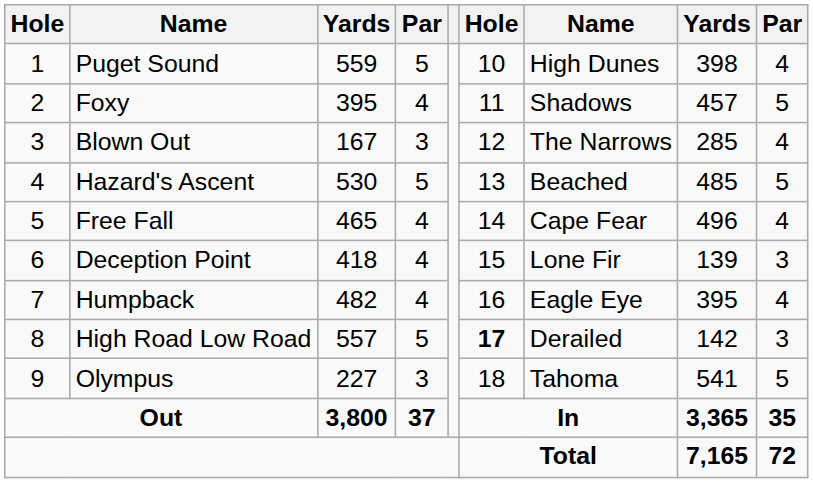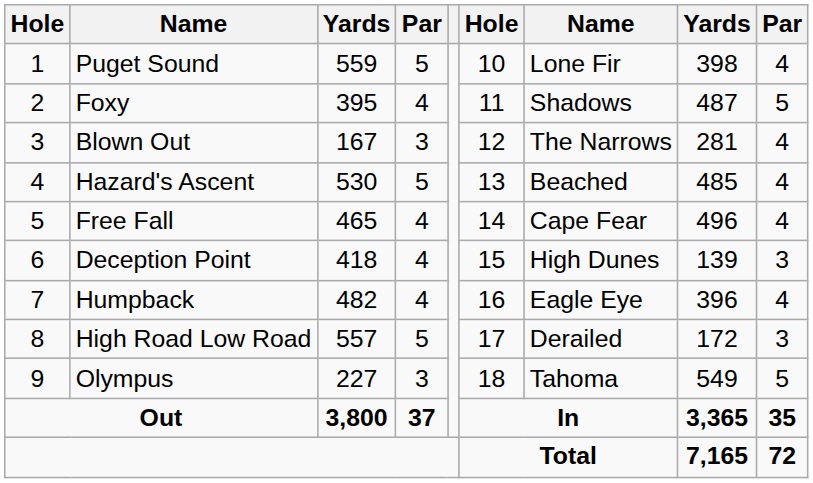(595, 63) High Dunes -> (575, 63) Lone Fir
(717, 102) 457 -> (717, 102) 487
(717, 142) 285 -> (717, 142) 281
(782, 181) 5 -> (782, 181) 4
(575, 260) Lone Fir -> (595, 260) High Dunes
(717, 299) 395 -> (717, 299) 396
(492, 338) bold -> (492, 338) normal
(717, 338) 142 -> (717, 338) 172
(717, 378) 541 -> (717, 378) 549
